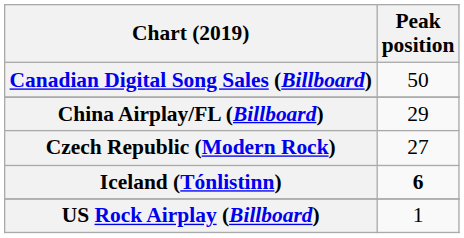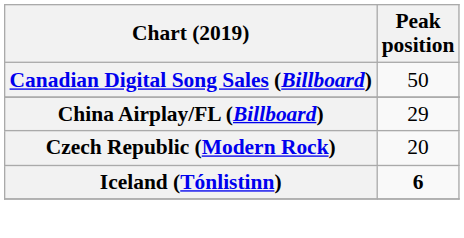(418, 147) 27 -> (418, 147) 20
- row: (191, 215)
